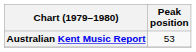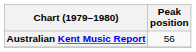(169, 39) 53 -> (169, 39) 56
